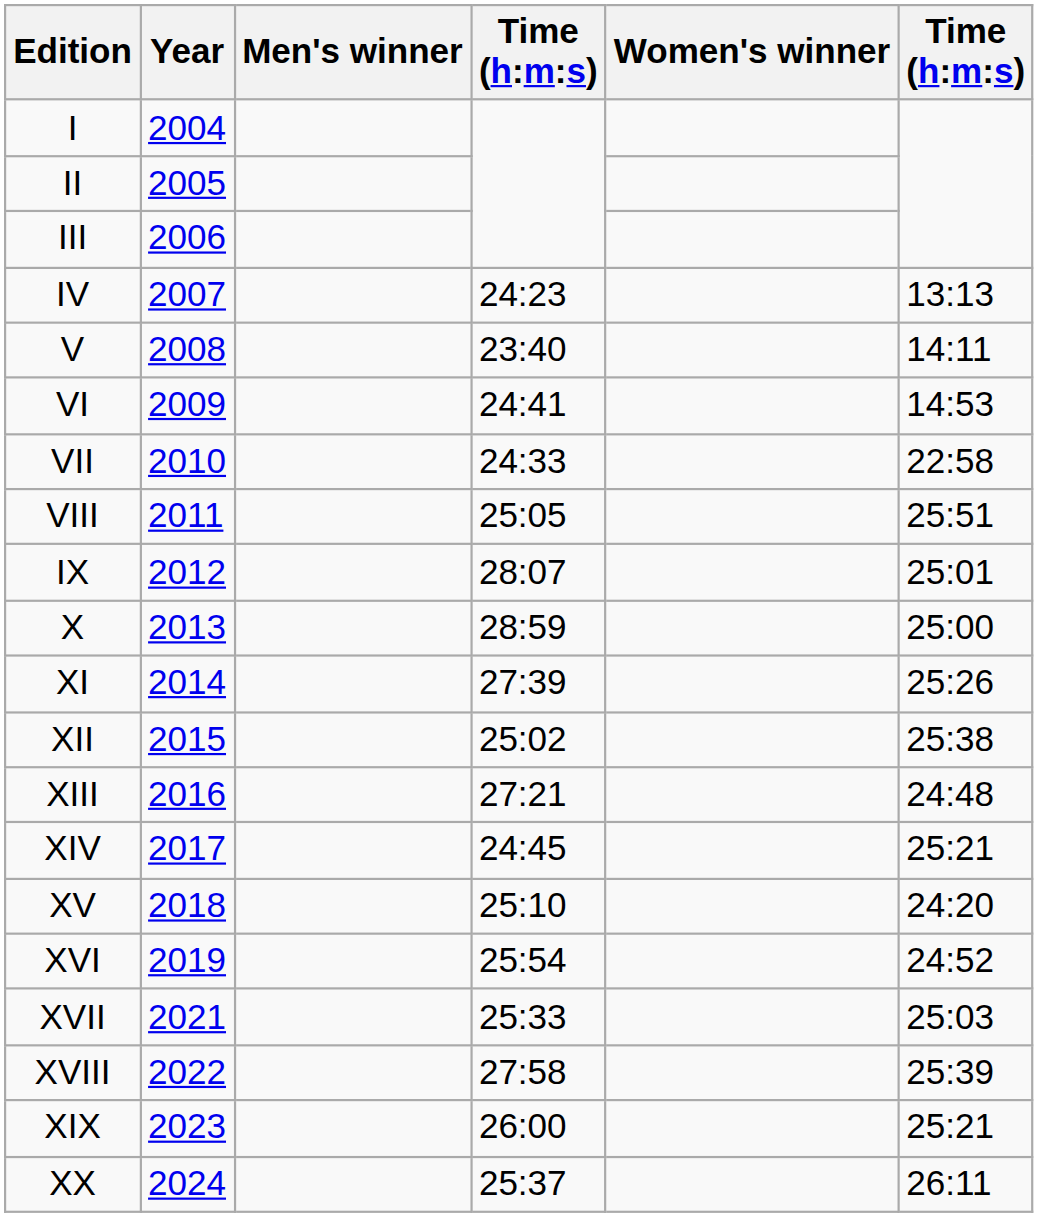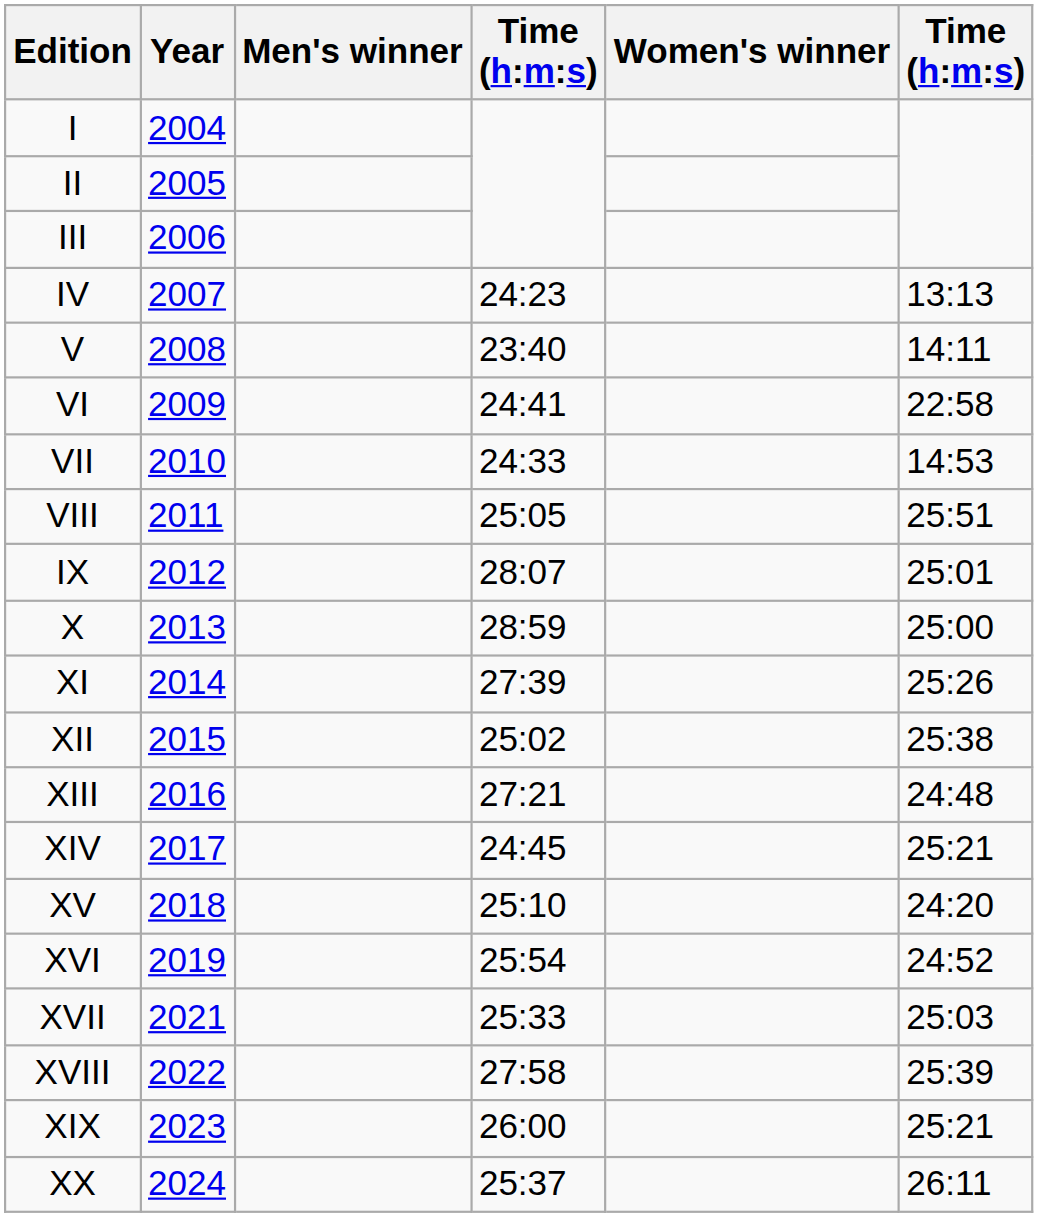(950, 405) 14:53 -> (950, 405) 22:58
(950, 460) 22:58 -> (950, 460) 14:53
